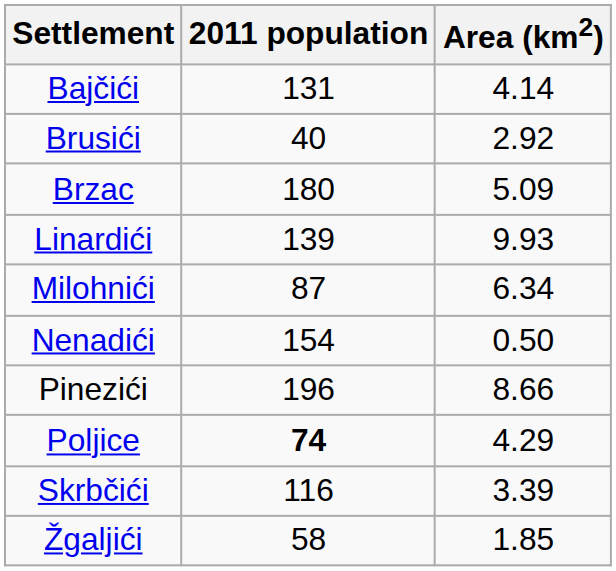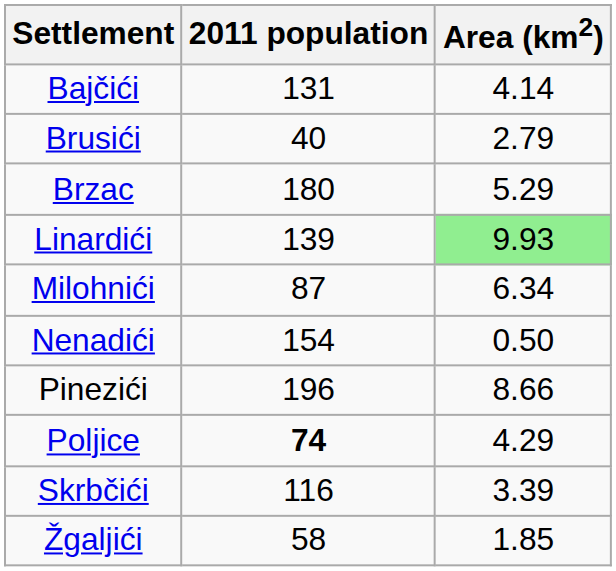(523, 138) 2.92 -> (523, 138) 2.79
(523, 188) 5.09 -> (523, 188) 5.29
(523, 239) no background -> (523, 239) lightgreen background
